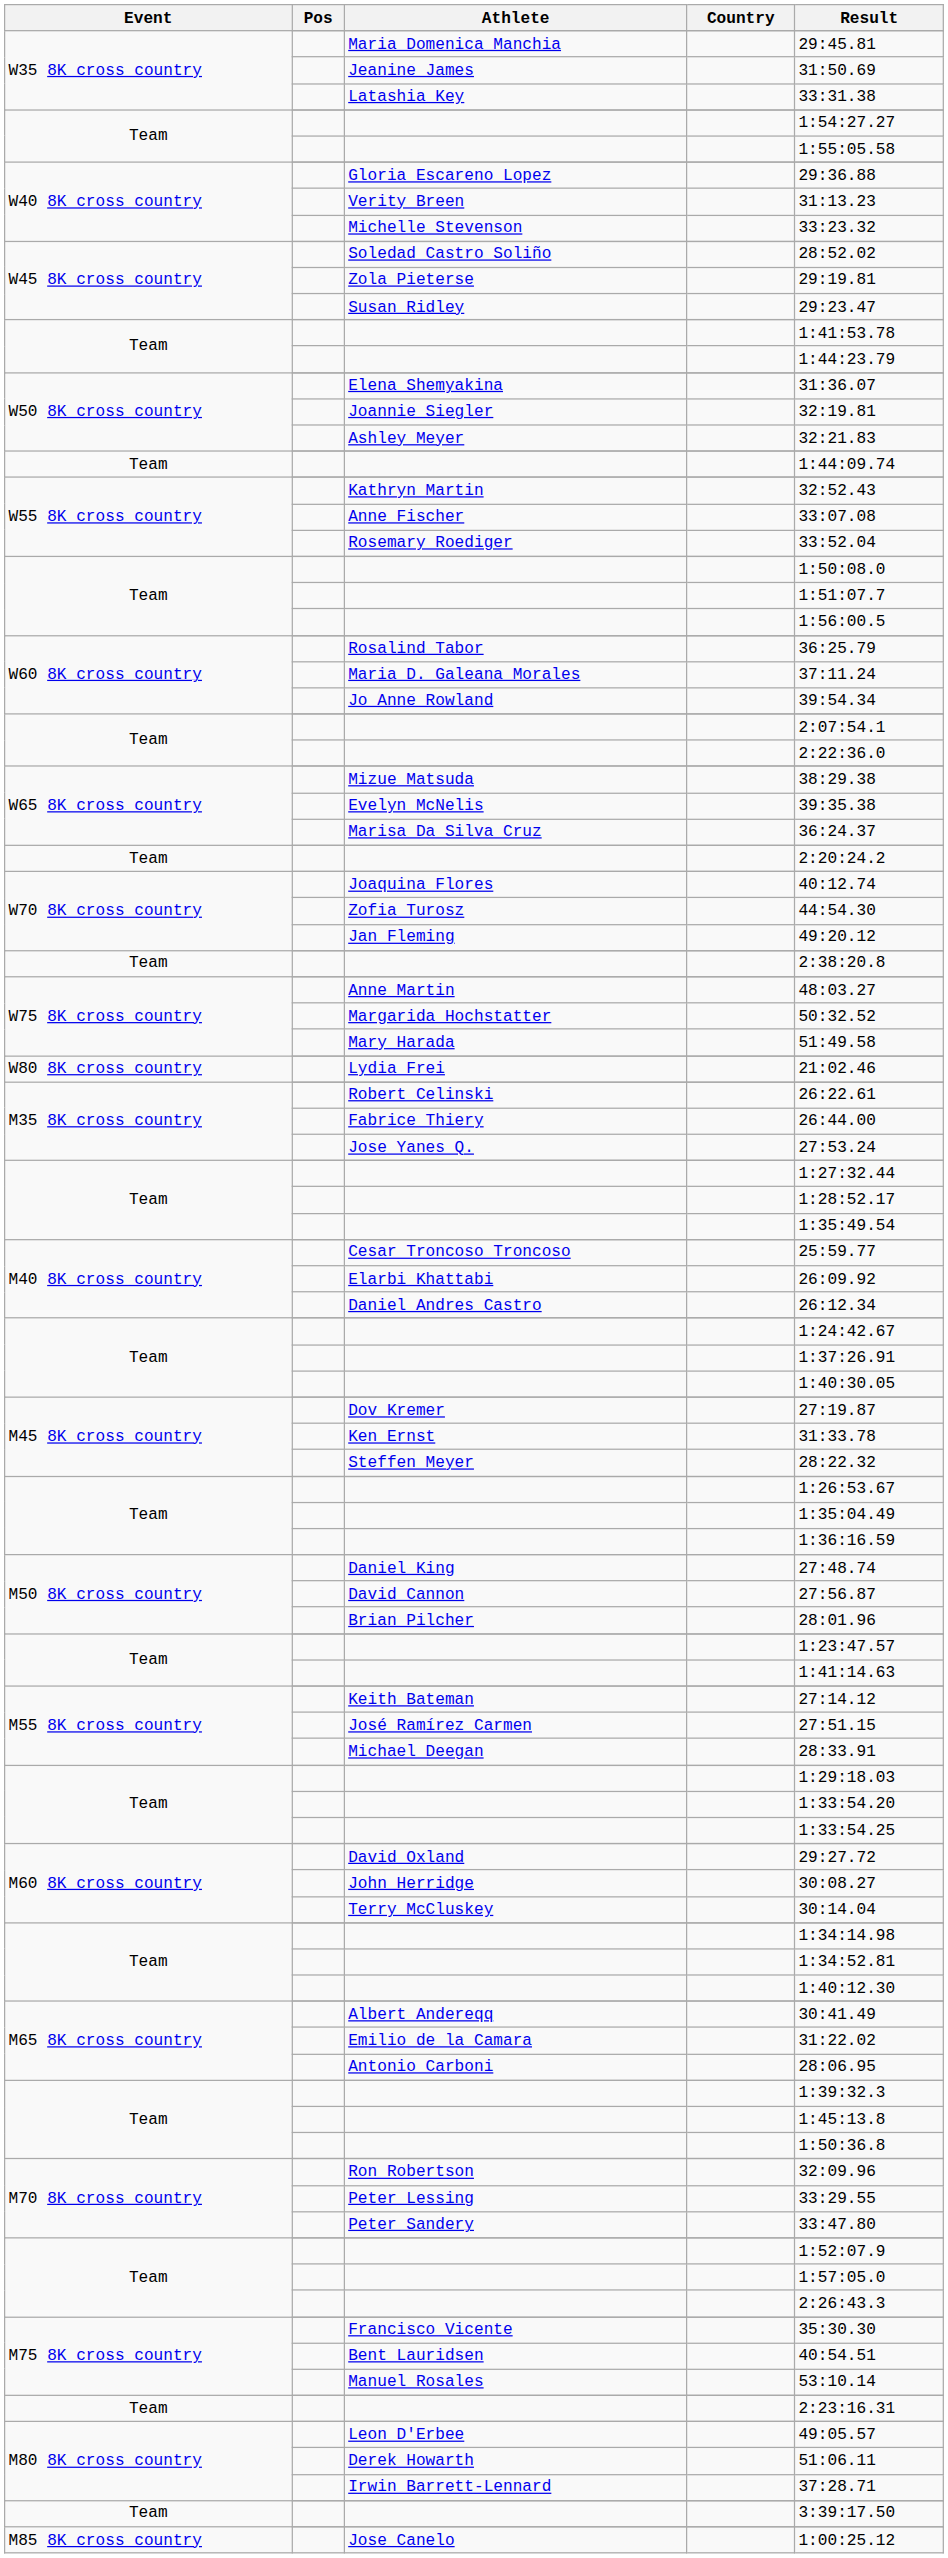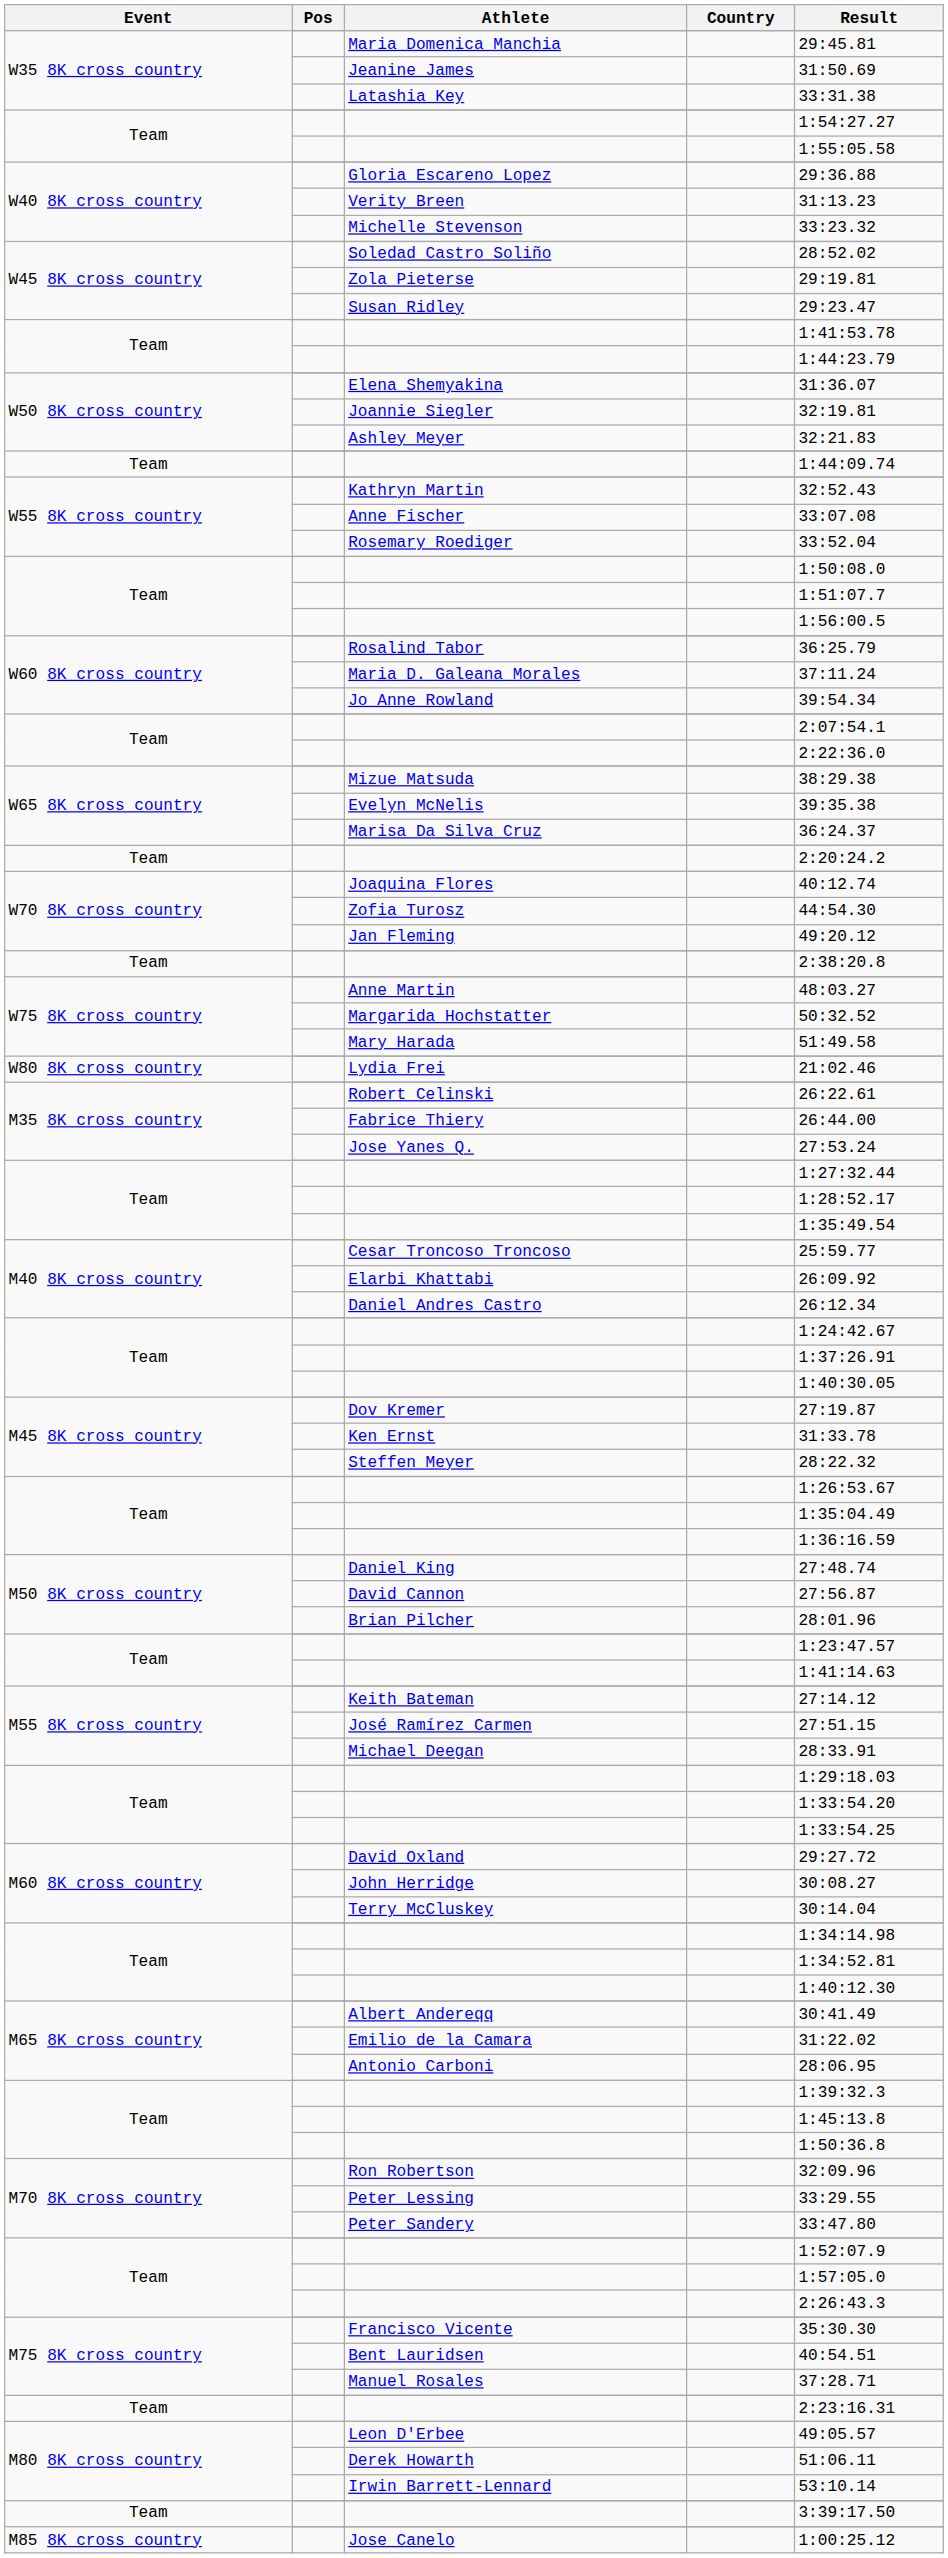(837, 2382) 53:10.14 -> (837, 2382) 37:28.71
(837, 2487) 37:28.71 -> (837, 2487) 53:10.14
